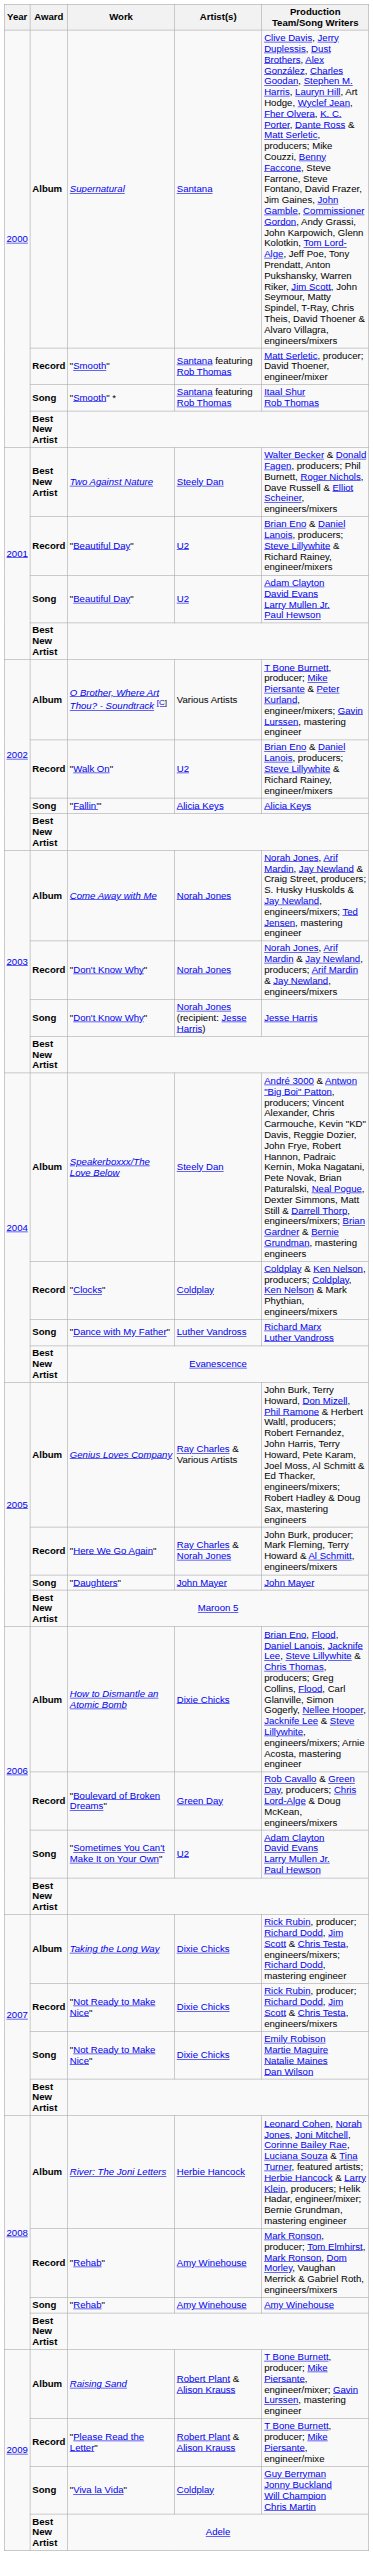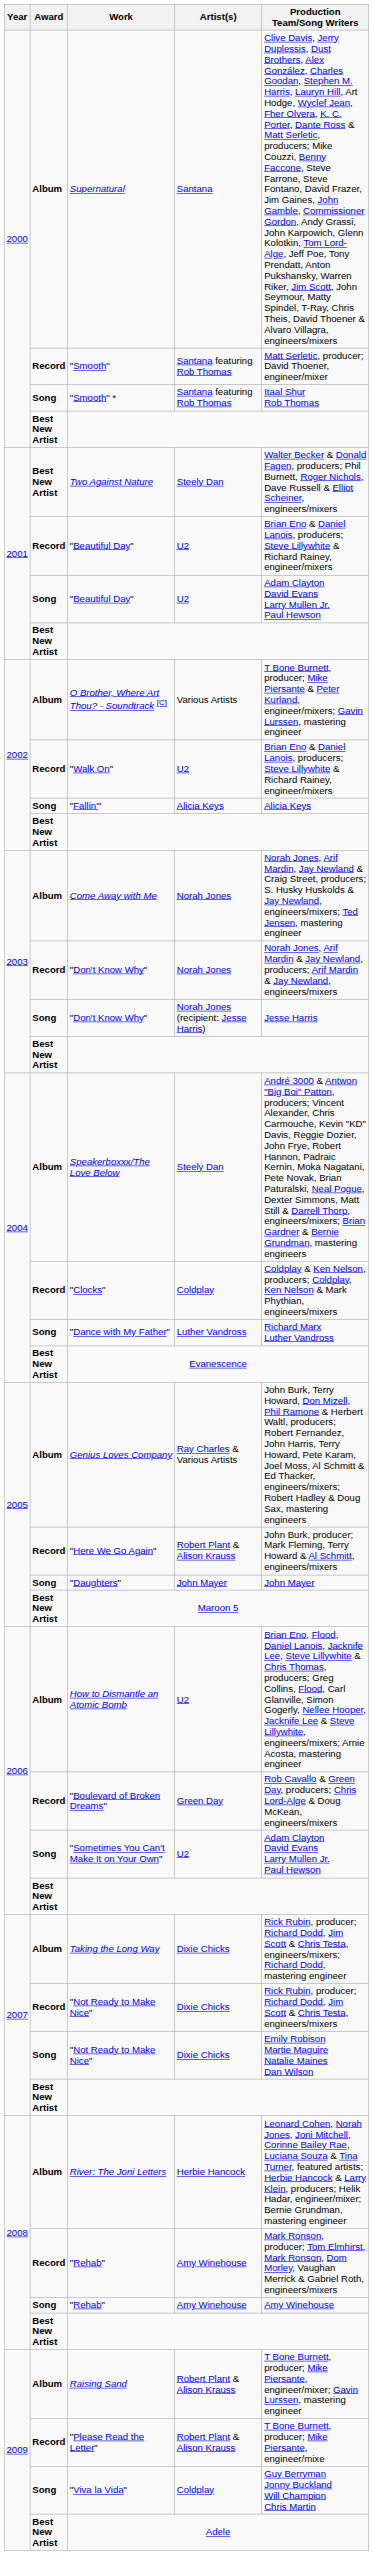(208, 1551) Ray Charles & Norah Jones -> (208, 1551) Robert Plant & Alison Krauss
(203, 1699) Dixie Chicks -> (183, 1699) U2
